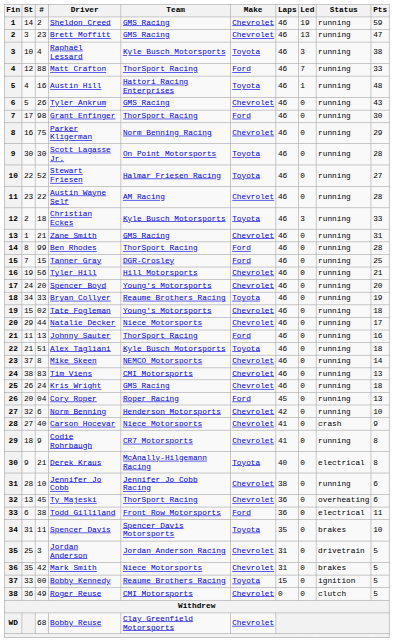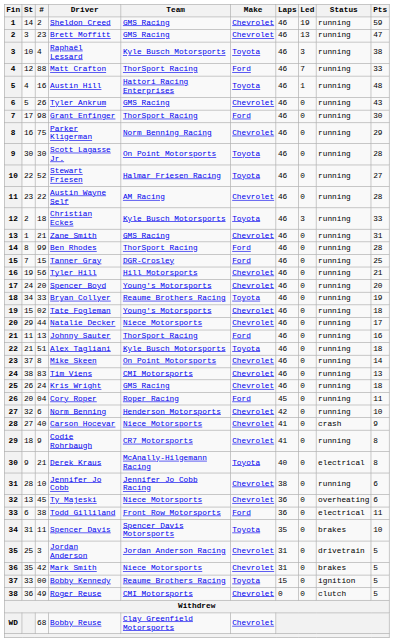(163, 362) NEMCO Motorsports -> (170, 362) On Point Motorsports
(378, 399) 13 -> (378, 399) 11
(160, 501) ThorSport Racing -> (163, 501) Niece Motorsports
